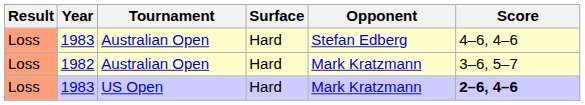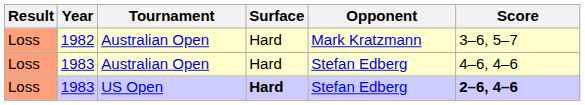rows swapped: (78, 64) <-> (78, 40)
(265, 87) normal -> (266, 87) bold
(366, 87) Mark Kratzmann -> (359, 87) Stefan Edberg
